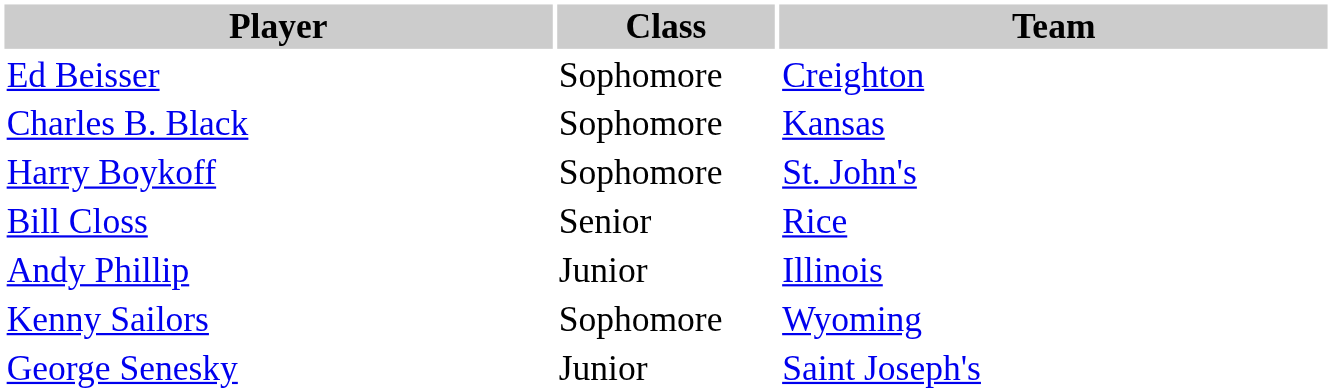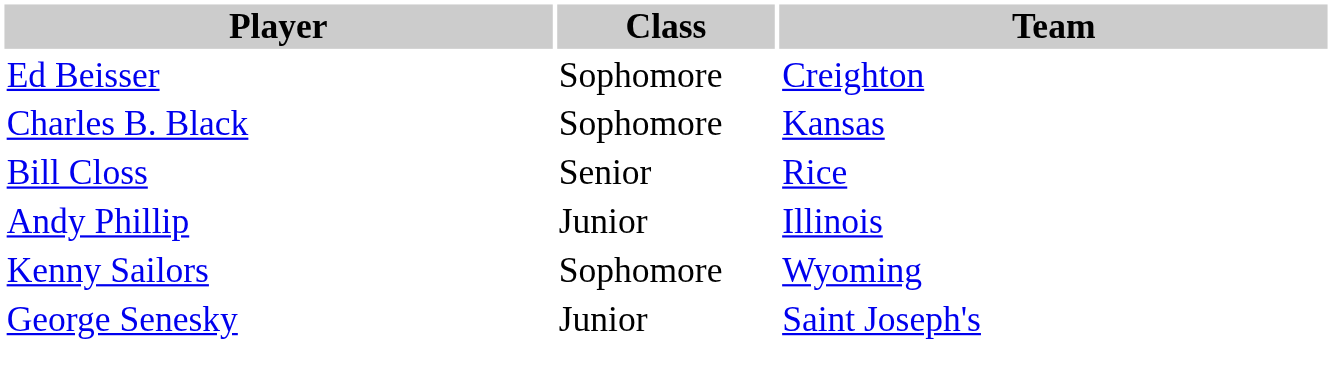- row: (111, 172)
